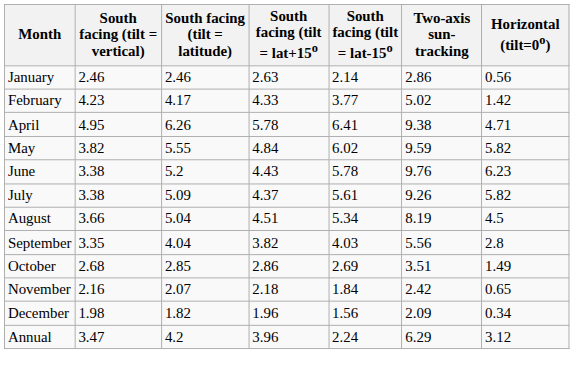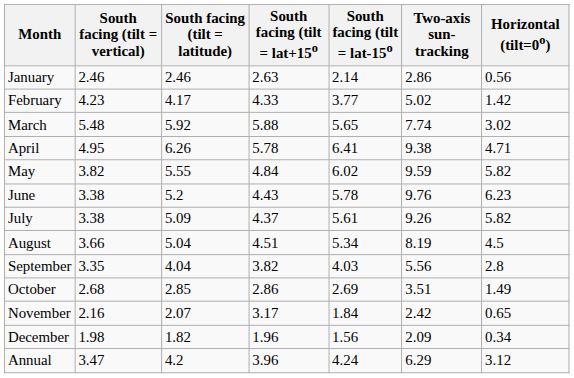+ row: (27, 124)
(265, 289) 2.18 -> (265, 313) 3.17
(345, 336) 2.24 -> (345, 360) 4.24
